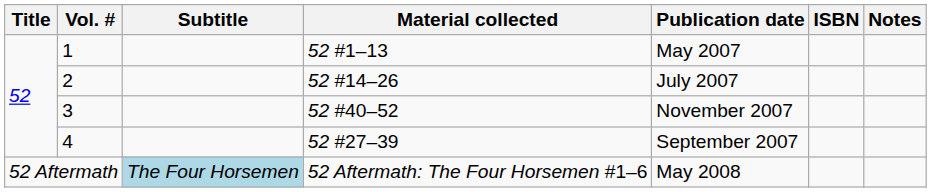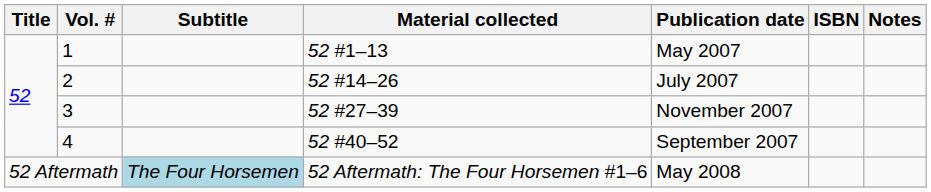(353, 111) 52 #40–52 -> (353, 111) 52 #27–39
(353, 141) 52 #27–39 -> (353, 141) 52 #40–52
